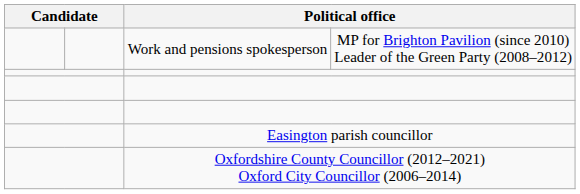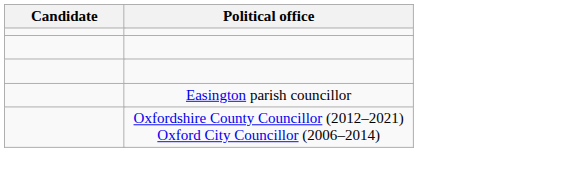- row: (228, 48)
